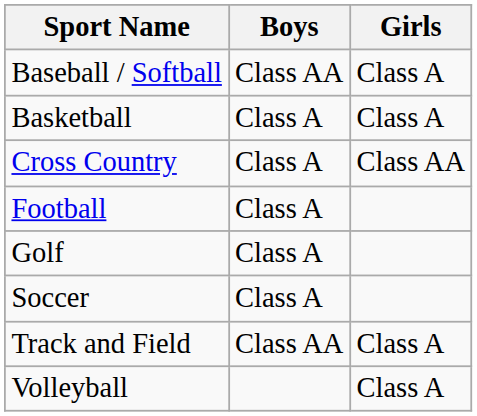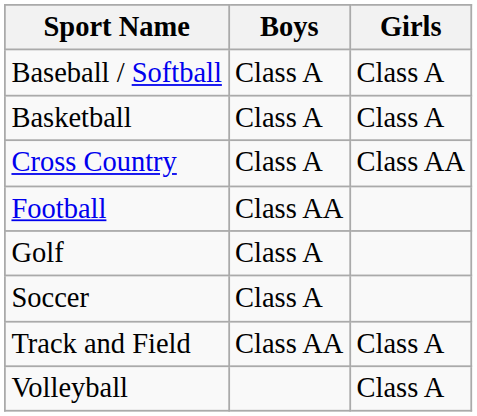(289, 72) Class AA -> (279, 72) Class A
(279, 207) Class A -> (289, 207) Class AA
